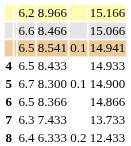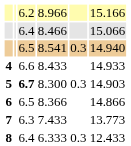(26, 30) 6.6 -> (26, 30) 6.4
(78, 48) 0.1 -> (78, 48) 0.3
(107, 48) 14.941 -> (107, 48) 14.940
(26, 66) 6.5 -> (26, 66) 6.6
(26, 84) normal -> (26, 84) bold
(78, 84) 0.1 -> (78, 84) 0.3
(107, 84) 14.900 -> (107, 84) 14.903
(107, 119) 13.733 -> (107, 119) 13.773
(78, 137) 0.2 -> (78, 137) 0.3
